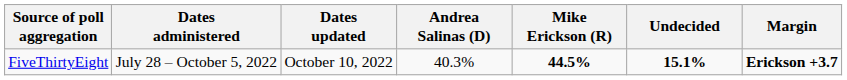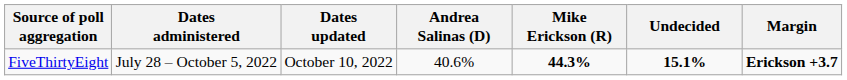(454, 61) 40.3% -> (454, 61) 40.6%
(569, 61) 44.5% -> (569, 61) 44.3%
